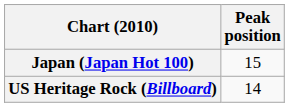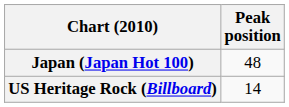(253, 62) 15 -> (253, 62) 48
